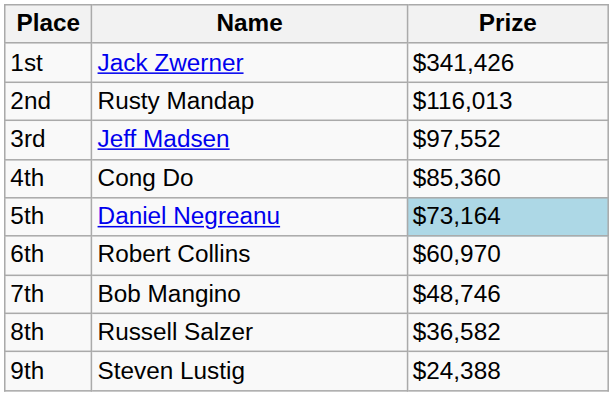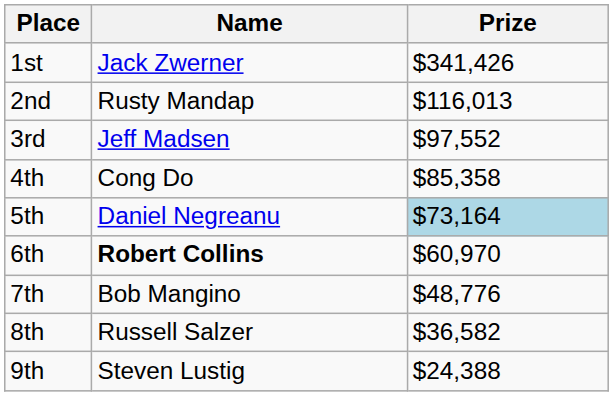(457, 178) $85,360 -> (457, 178) $85,358
(174, 255) normal -> (181, 255) bold
(457, 293) $48,746 -> (457, 293) $48,776
